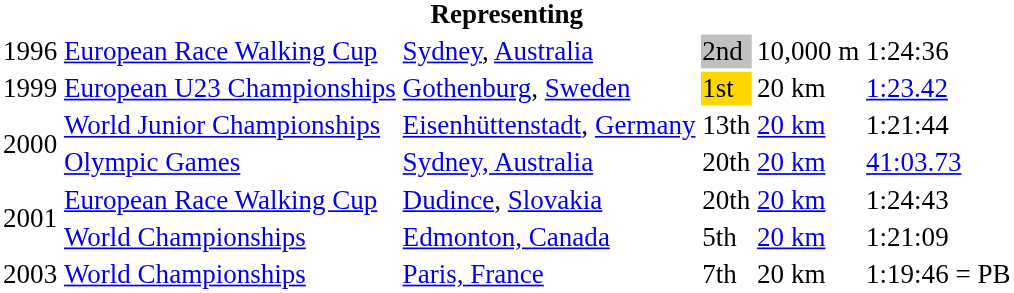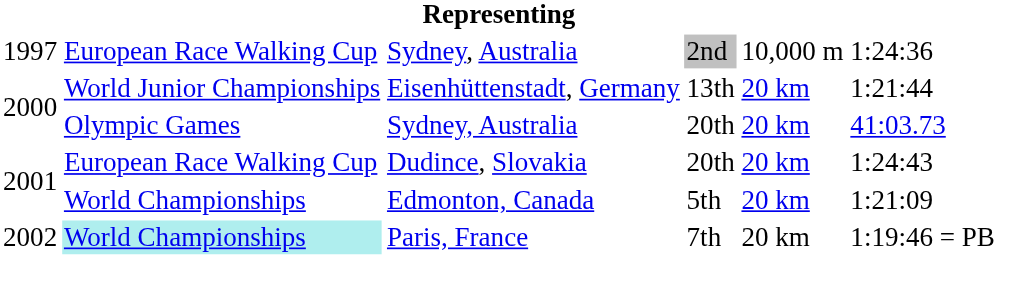(30, 51) 1996 -> (30, 51) 1997
- row: (517, 88)
(30, 274) 2003 -> (30, 237) 2002
(185, 274) no background -> (185, 237) paleturquoise background
